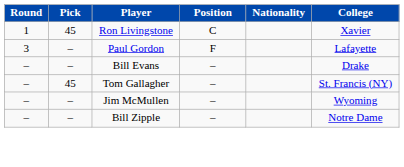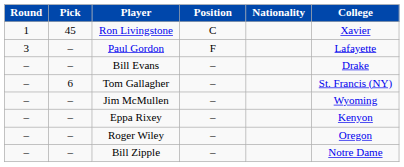(70, 83) 45 -> (70, 83) 6
+ row: (136, 118)
+ row: (136, 135)
